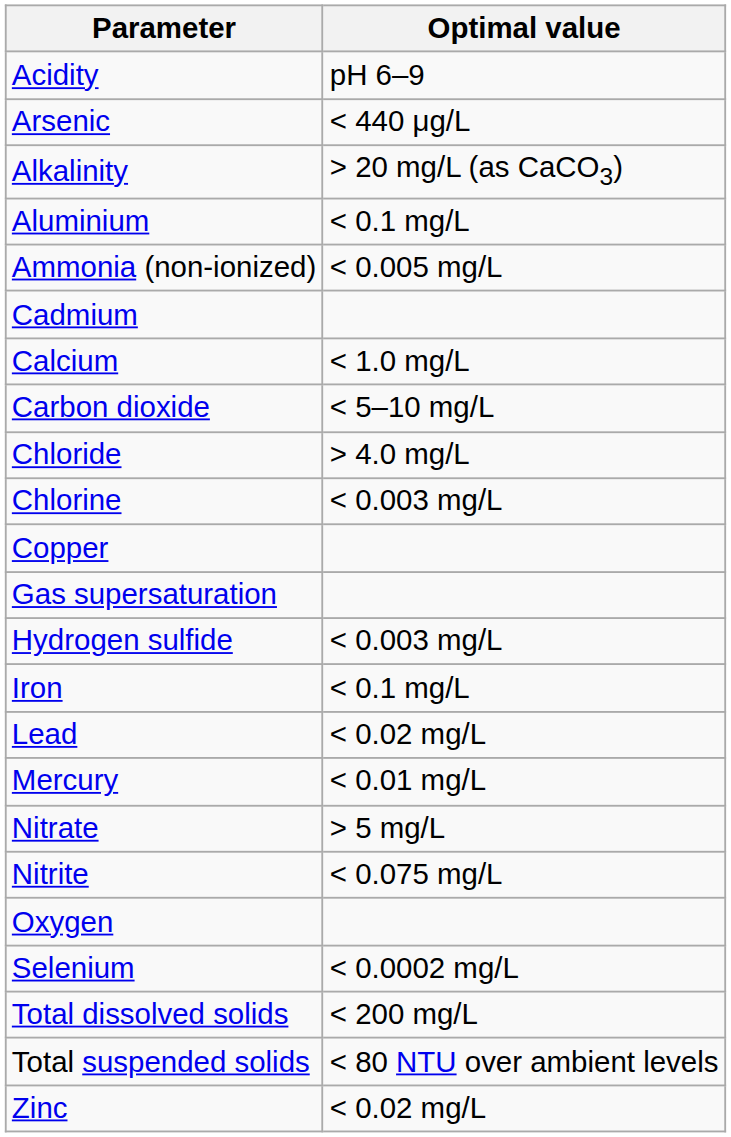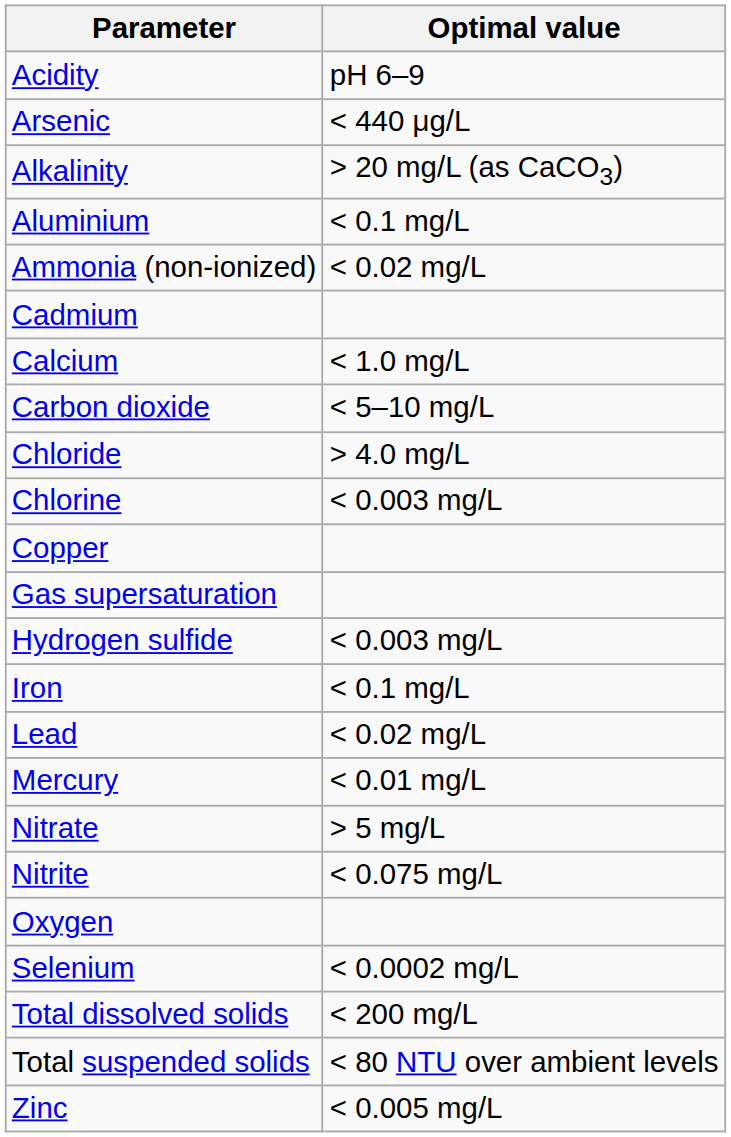(416, 267) < 0.005 mg/L -> (408, 267) < 0.02 mg/L
(408, 1108) < 0.02 mg/L -> (416, 1108) < 0.005 mg/L
